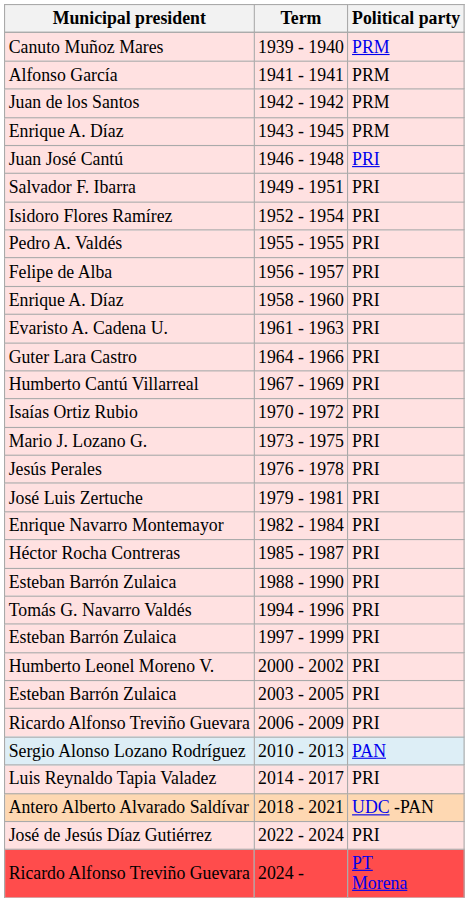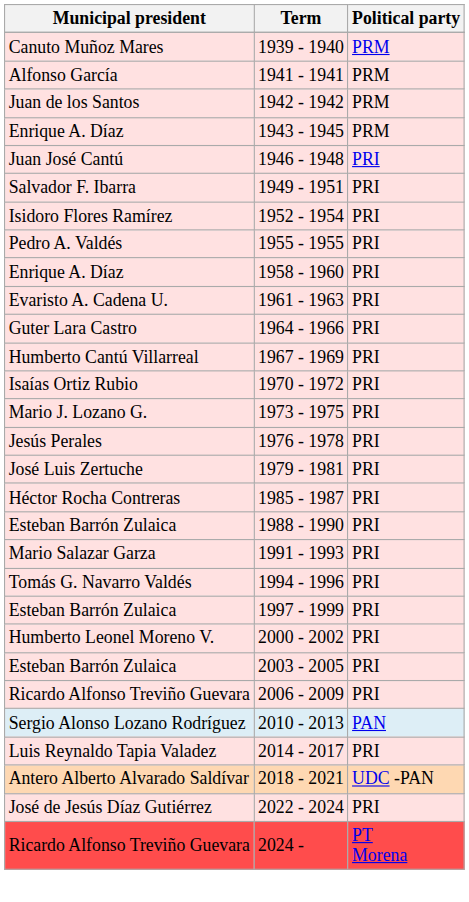- row: (301, 272)
- row: (301, 525)
+ row: (301, 553)
